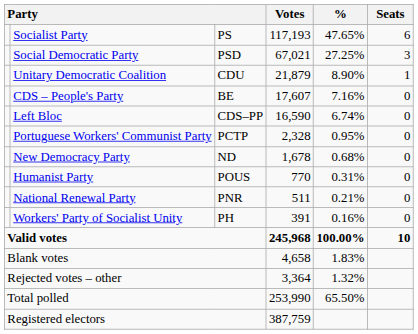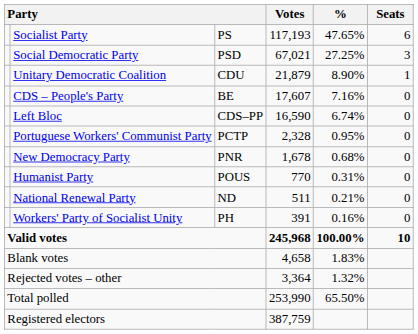(227, 156) ND -> (230, 156) PNR
(230, 197) PNR -> (227, 197) ND
